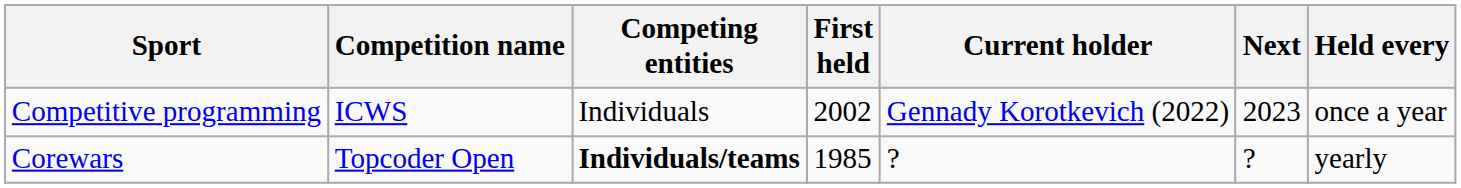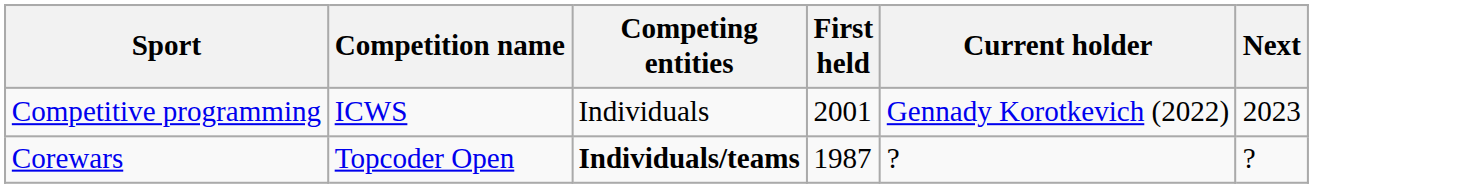- column: (1382, 46)
(842, 111) 2002 -> (842, 111) 2001
(842, 159) 1985 -> (842, 159) 1987
